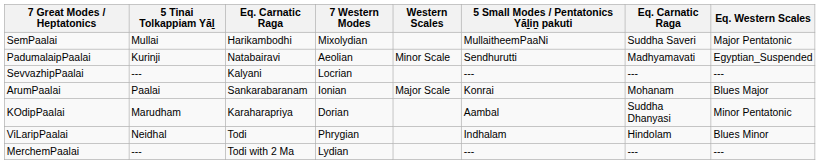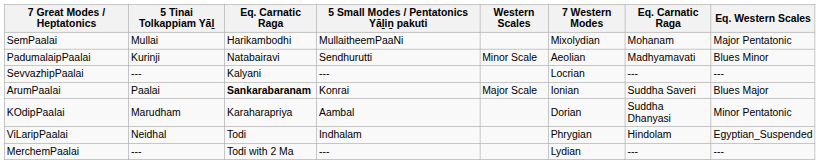columns swapped: (354, 18) <-> (543, 18)
(662, 40) Suddha Saveri -> (651, 40) Mohanam
(763, 57) Egyptian_Suspended -> (741, 57) Blues Minor
(267, 90) normal -> (269, 90) bold
(651, 90) Mohanam -> (662, 90) Suddha Saveri
(741, 135) Blues Minor -> (763, 135) Egyptian_Suspended
